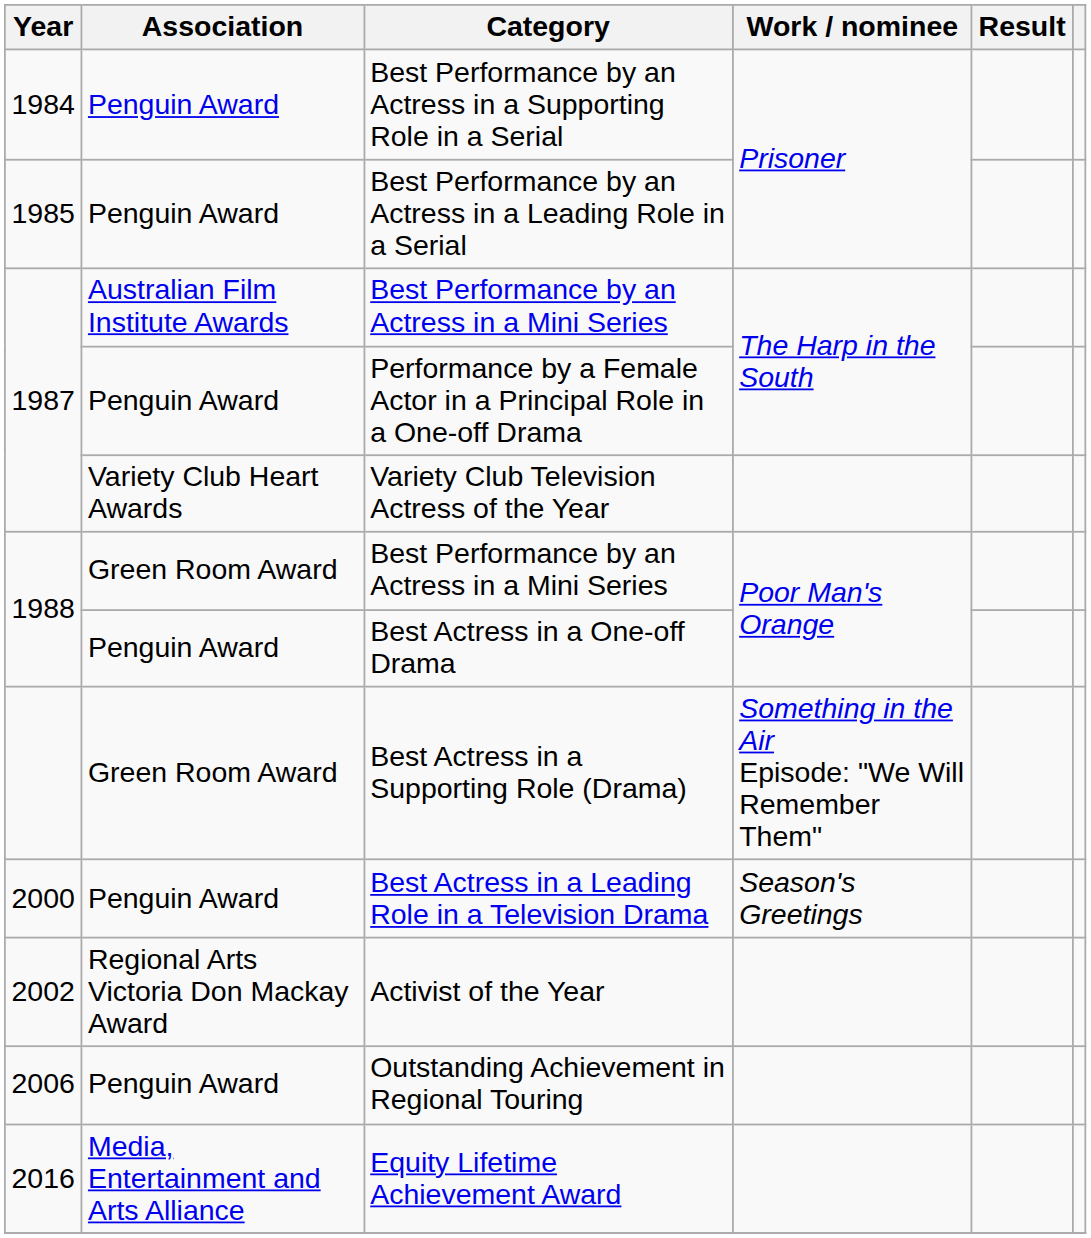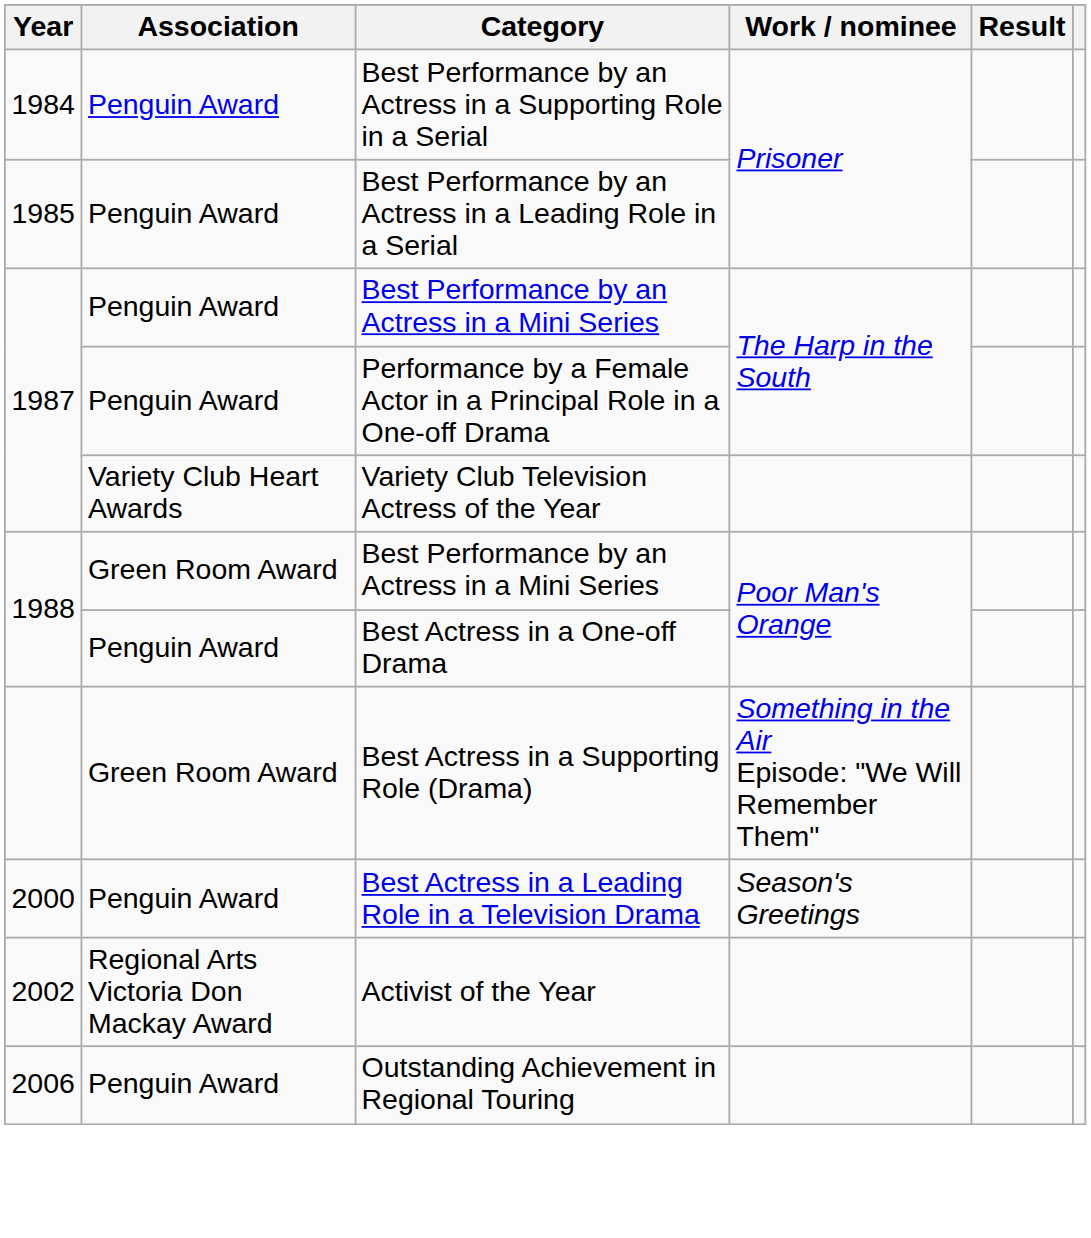(188, 306) Australian Film Institute Awards -> (183, 306) Penguin Award
- row: (43, 1177)
